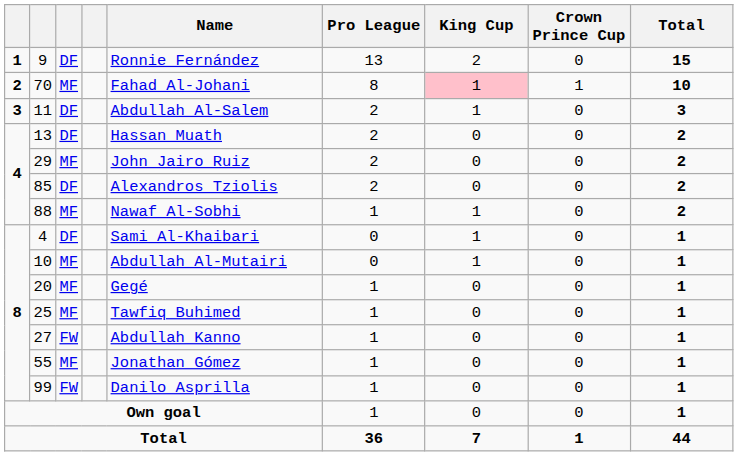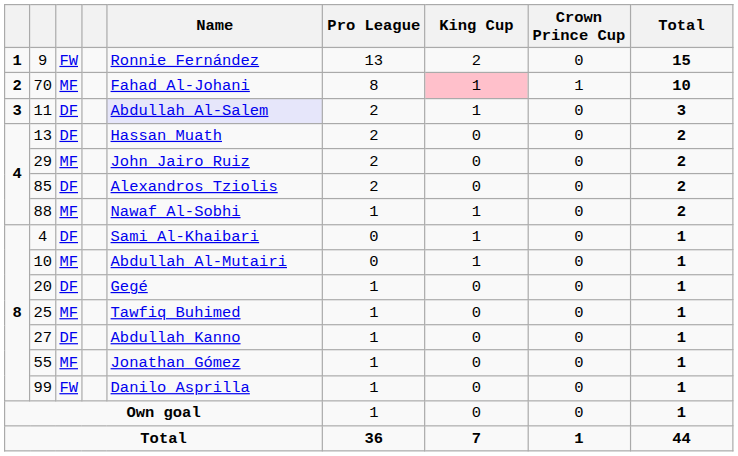(69, 60) DF -> (69, 60) FW
(189, 111) no background -> (189, 111) lavender background
(69, 287) MF -> (69, 287) DF
(69, 338) FW -> (69, 338) DF
